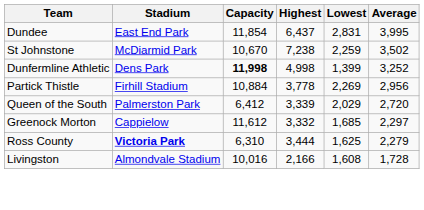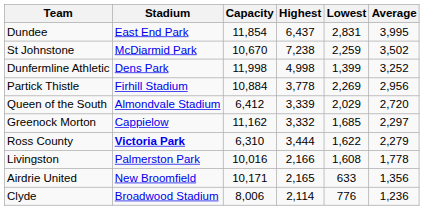(250, 68) bold -> (250, 68) normal
(157, 104) Palmerston Park -> (168, 104) Almondvale Stadium
(250, 123) 11,612 -> (250, 123) 11,162
(346, 141) 1,625 -> (346, 141) 1,622
(168, 159) Almondvale Stadium -> (157, 159) Palmerston Park
(394, 159) 1,728 -> (394, 159) 1,778
+ row: (42, 178)
+ row: (22, 196)
